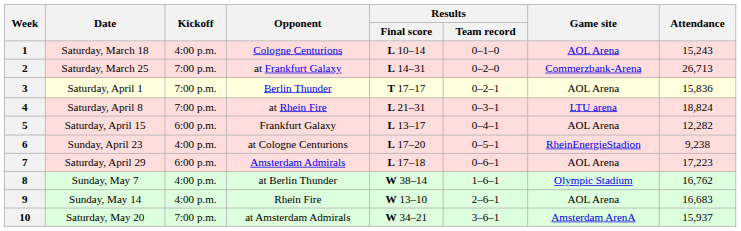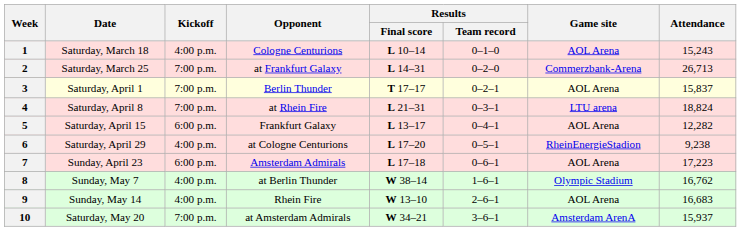(697, 88) 15,836 -> (697, 88) 15,837
(105, 144) Sunday, April 23 -> (105, 144) Saturday, April 29
(105, 162) Saturday, April 29 -> (105, 162) Sunday, April 23
